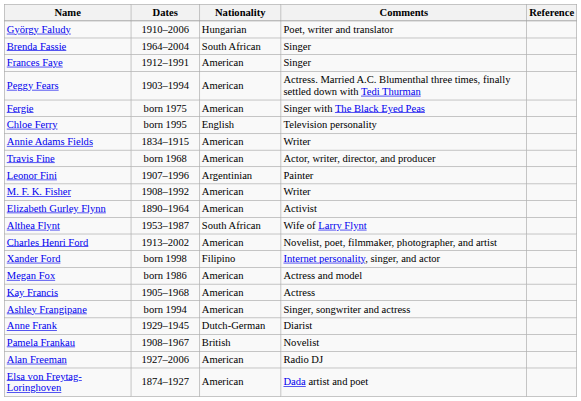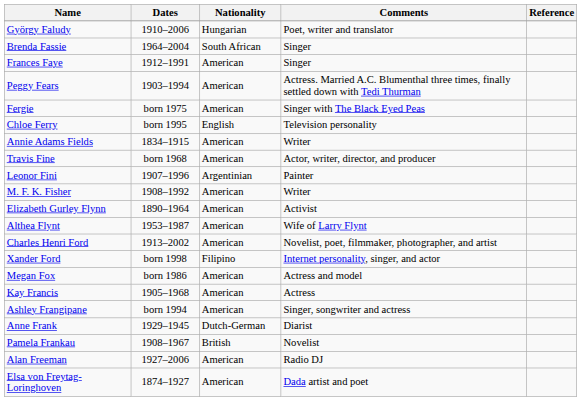(231, 225) South African -> (223, 225) American
